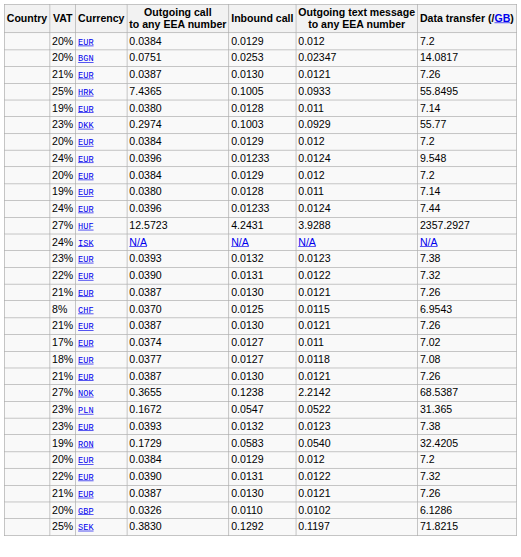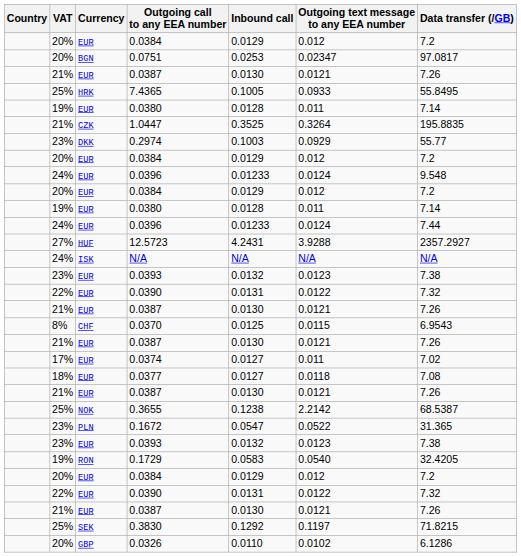(439, 58) 14.0817 -> (439, 58) 97.0817
+ row: (86, 126)
(63, 393) 27% -> (63, 409) 25%
rows swapped: (86, 528) <-> (86, 511)
